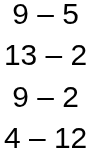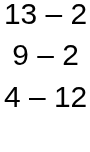- row: (46, 14)
